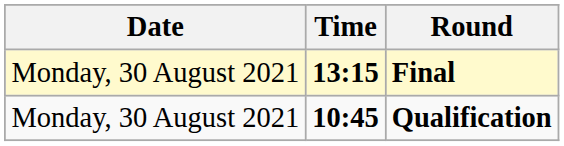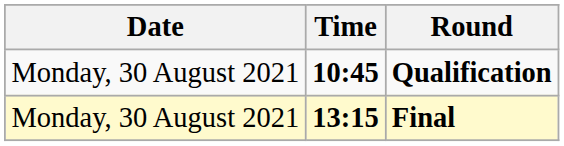rows swapped: (472, 117) <-> (424, 72)
